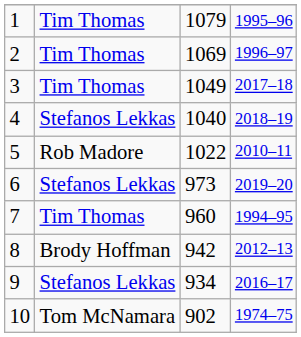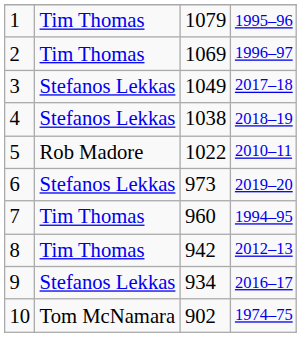(92, 86) Tim Thomas -> (107, 86) Stefanos Lekkas
(206, 119) 1040 -> (206, 119) 1038
(105, 250) Brody Hoffman -> (92, 250) Tim Thomas
